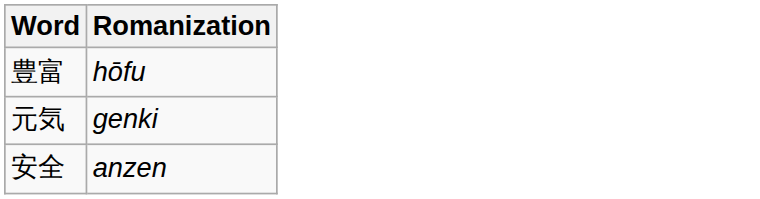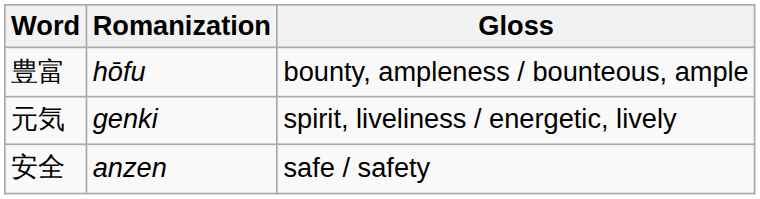+ column: (516, 26)
